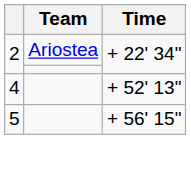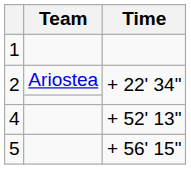+ row: (14, 49)
